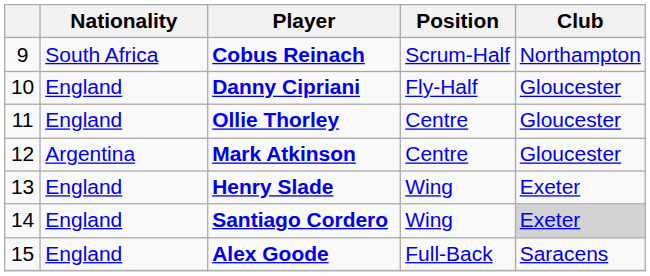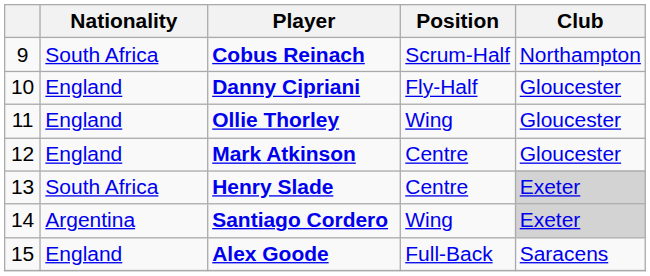(437, 120) Centre -> (429, 120) Wing
(90, 154) Argentina -> (84, 154) England
(84, 187) England -> (102, 187) South Africa
(429, 187) Wing -> (437, 187) Centre
(550, 187) no background -> (550, 187) lightgrey background
(84, 220) England -> (90, 220) Argentina
